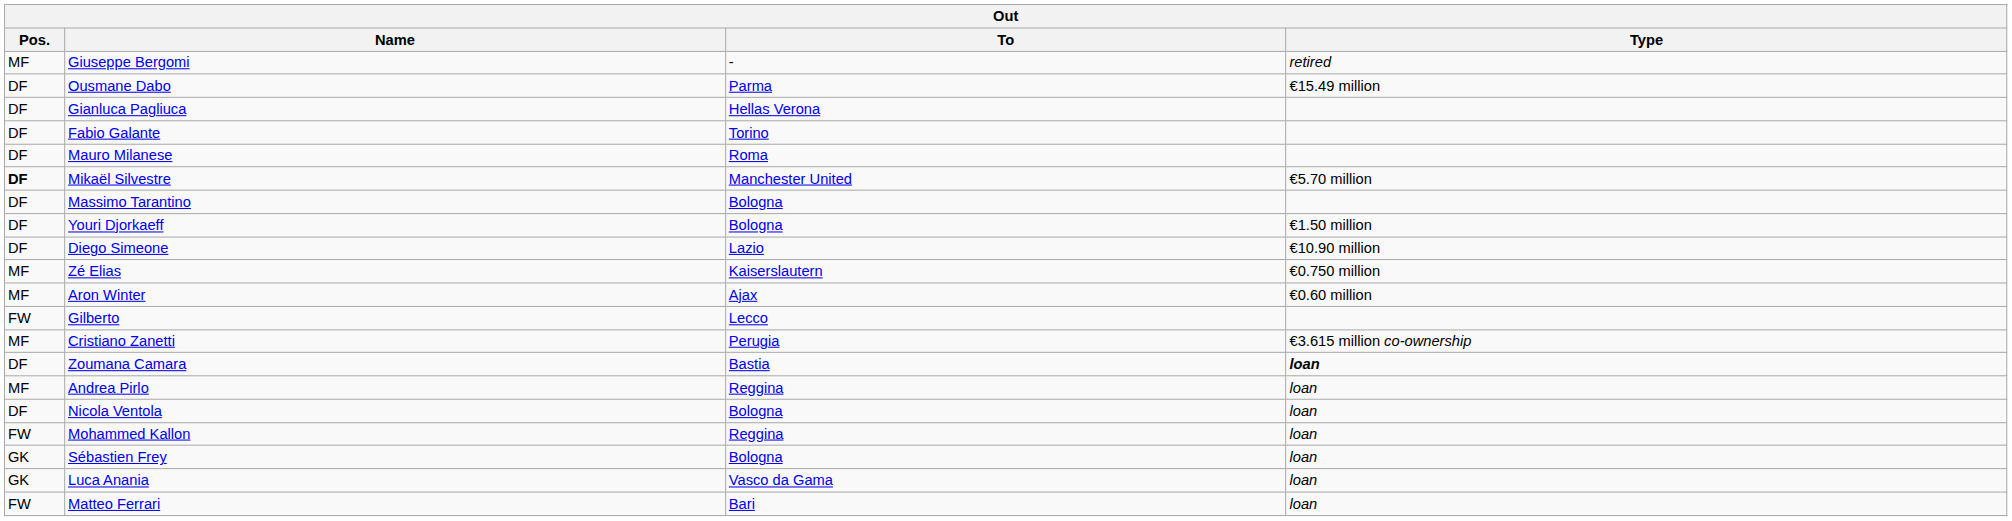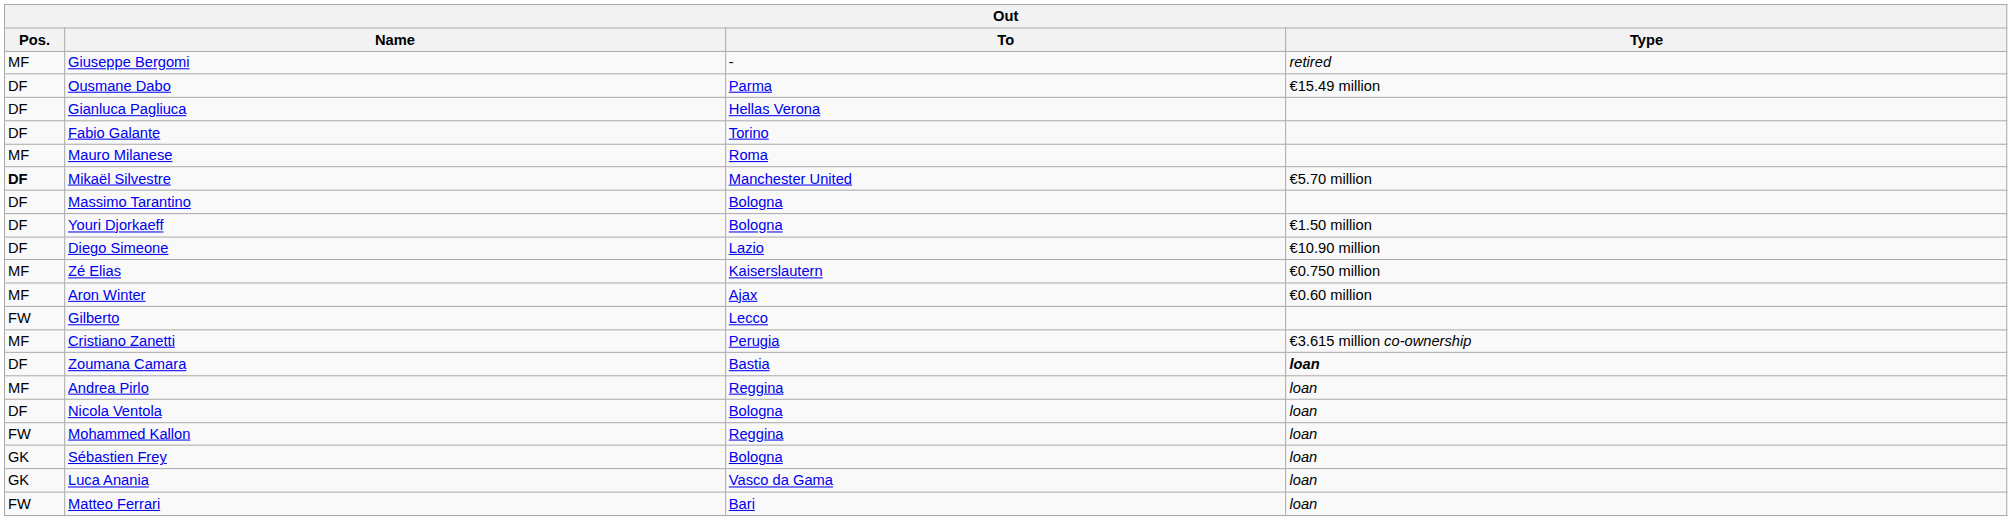(18, 156) DF -> (19, 156) MF
